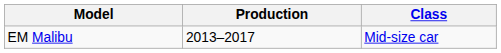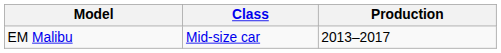columns swapped: (429, 15) <-> (272, 15)
